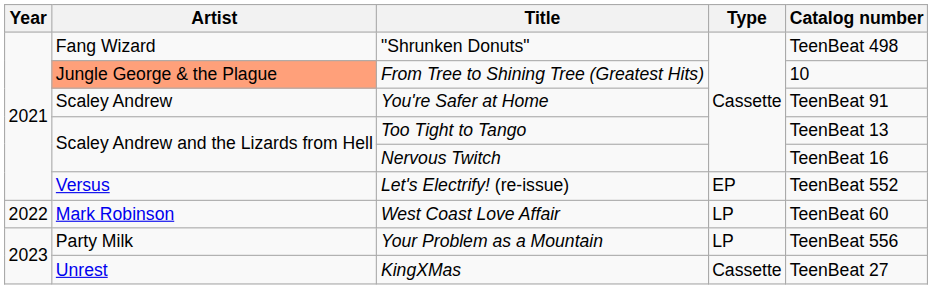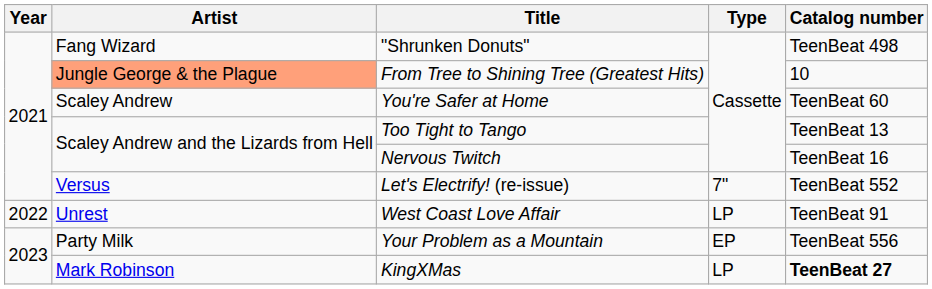(839, 102) TeenBeat 91 -> (839, 102) TeenBeat 60
(724, 185) EP -> (720, 185) 7"
(115, 213) Mark Robinson -> (82, 213) Unrest
(839, 213) TeenBeat 60 -> (839, 213) TeenBeat 91
(723, 241) LP -> (724, 241) EP
(82, 269) Unrest -> (115, 269) Mark Robinson
(747, 269) Cassette -> (723, 269) LP
(839, 269) normal -> (841, 269) bold
